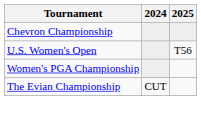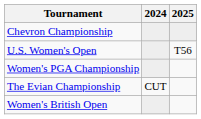+ row: (57, 105)
